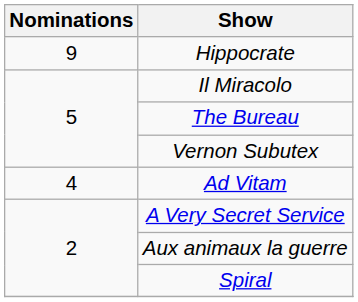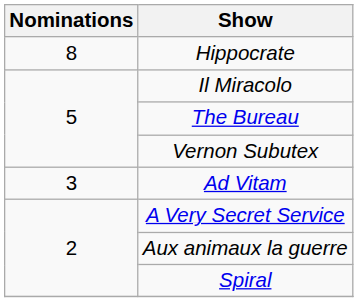(71, 53) 9 -> (71, 53) 8
(71, 183) 4 -> (71, 183) 3
